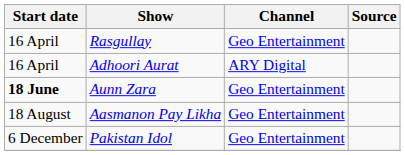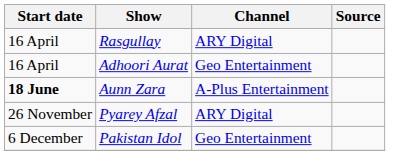(286, 41) Geo Entertainment -> (234, 41) ARY Digital
(267, 65) ARY Digital -> (253, 65) Geo Entertainment
(286, 89) Geo Entertainment -> (262, 89) A-Plus Entertainment
- row: (155, 114)
+ row: (138, 114)
